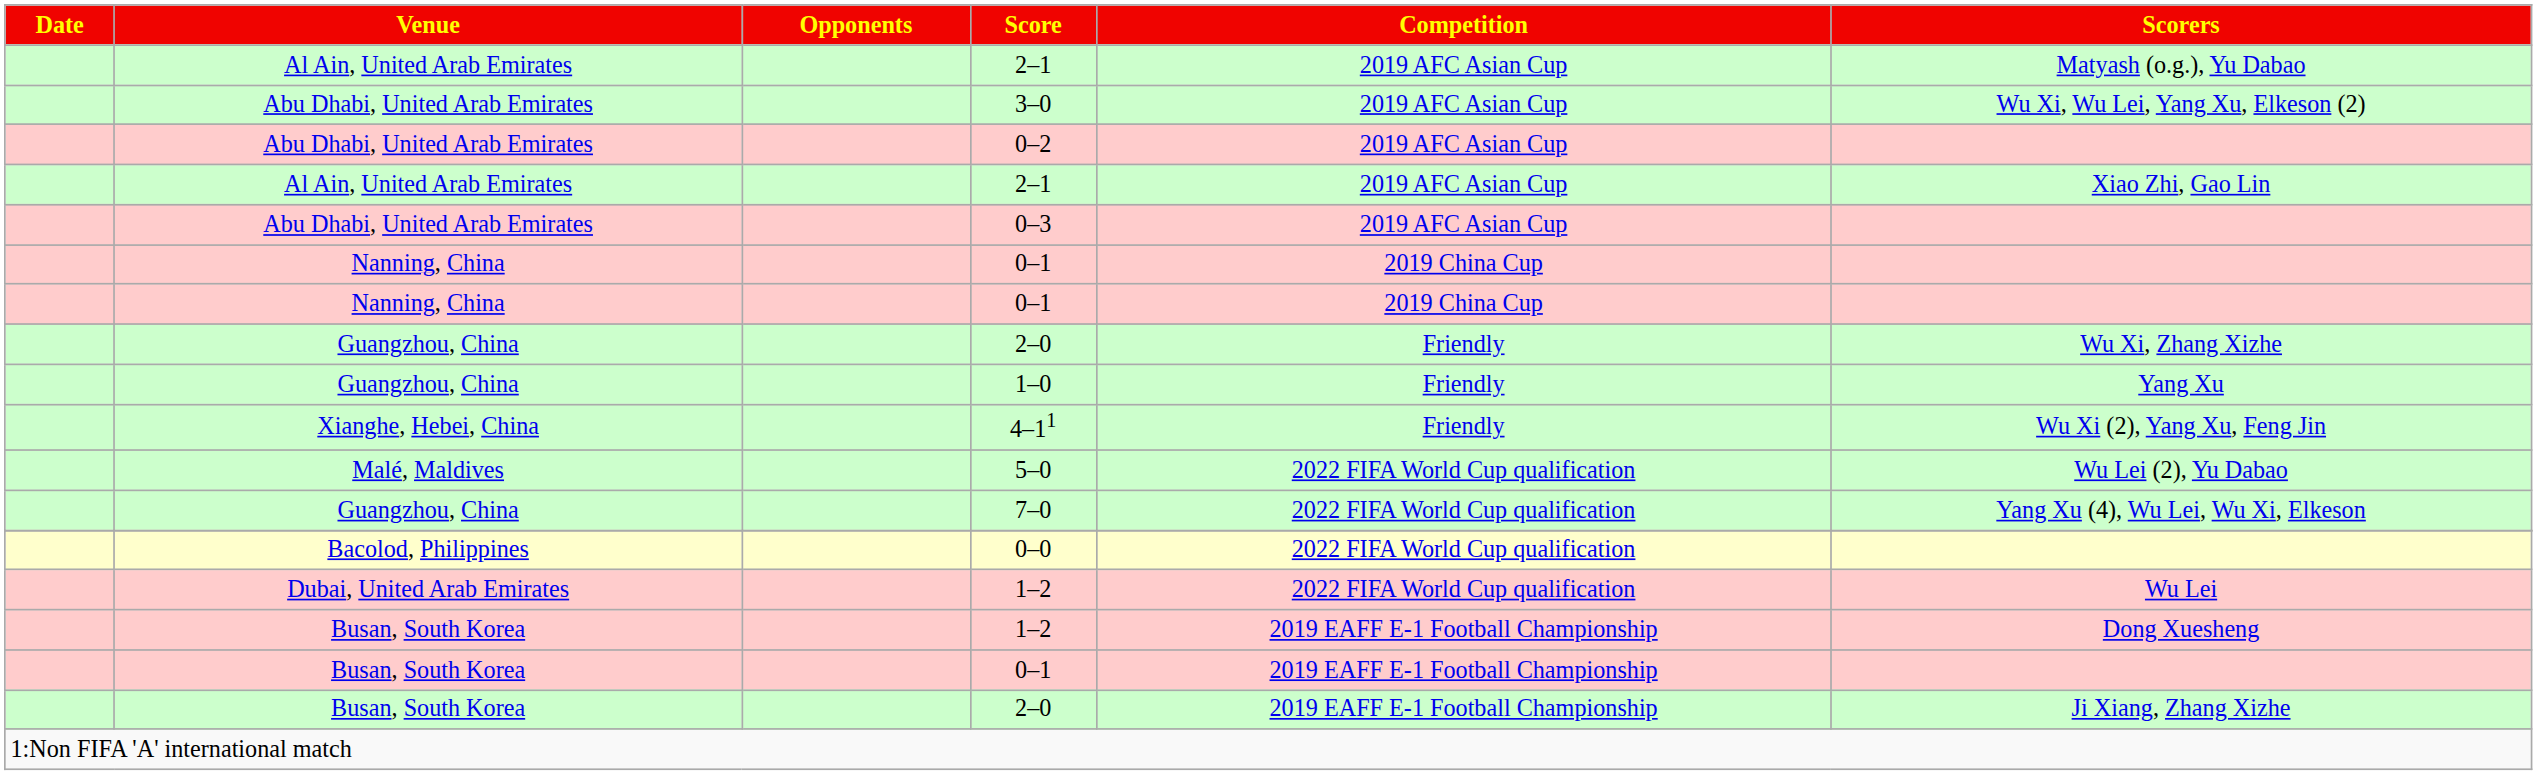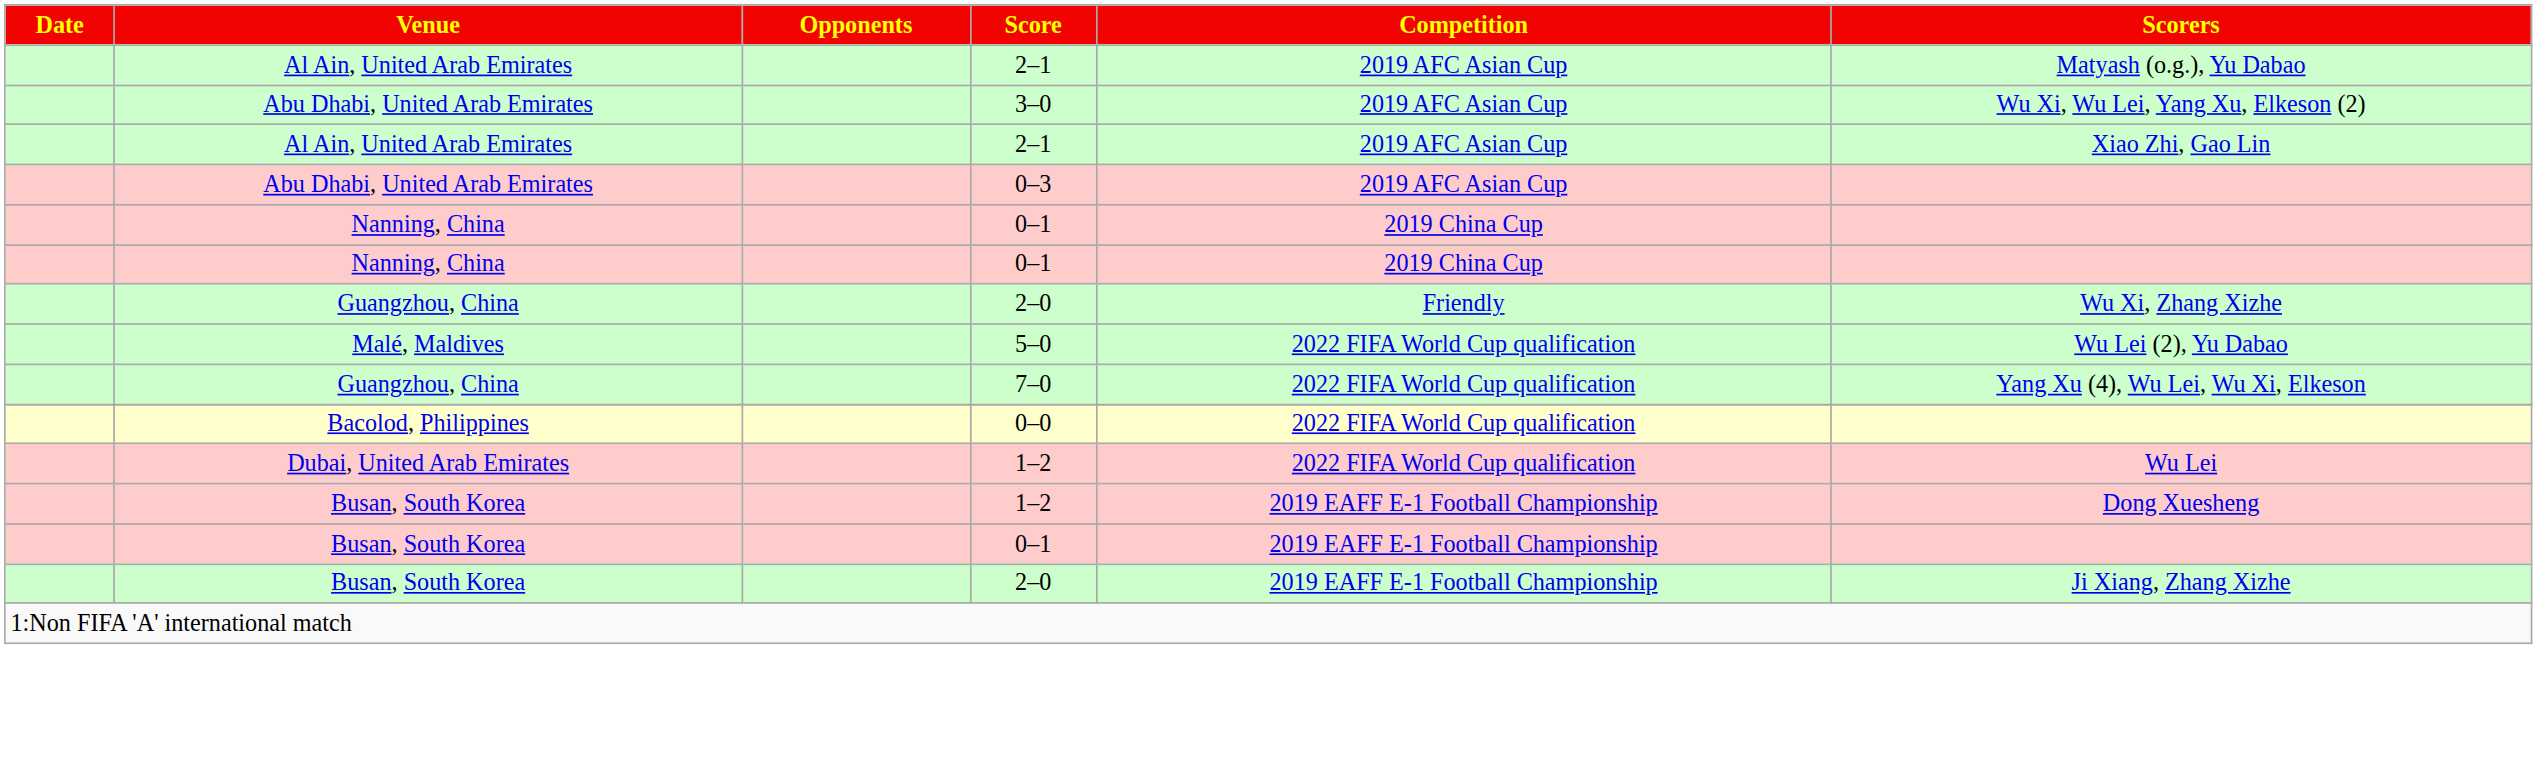- row: (428, 144)
- row: (428, 383)
- row: (428, 427)
